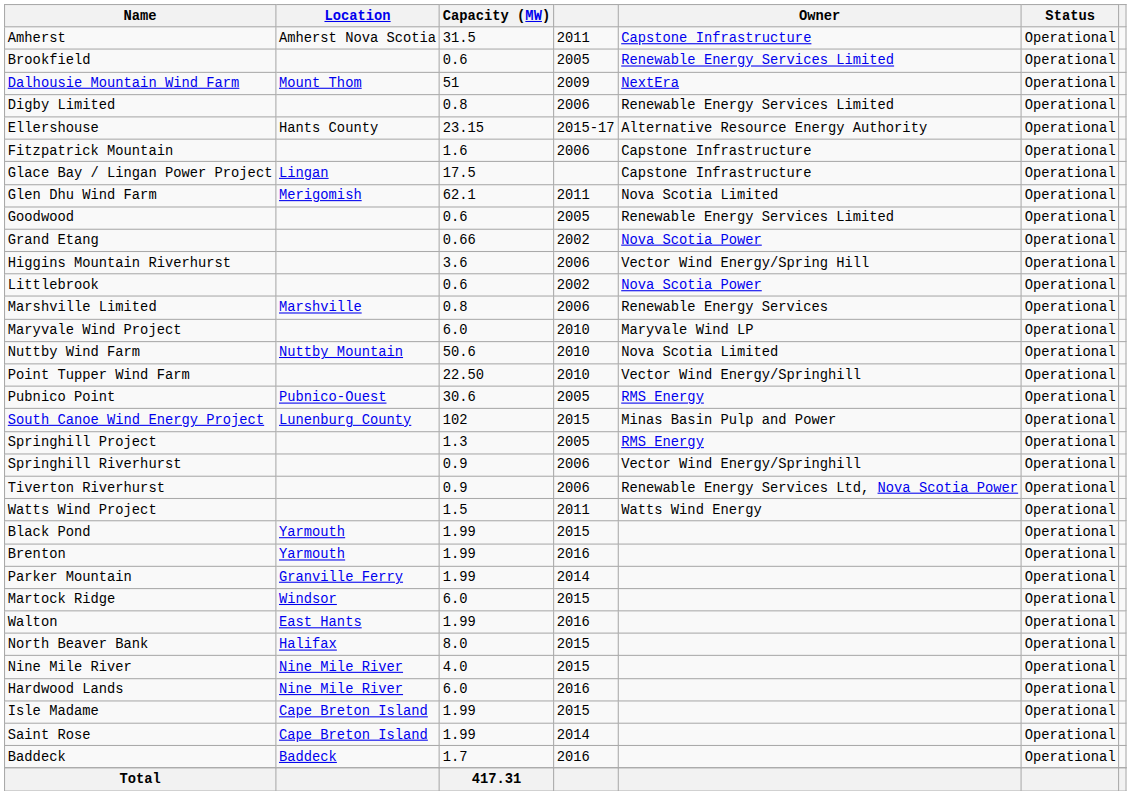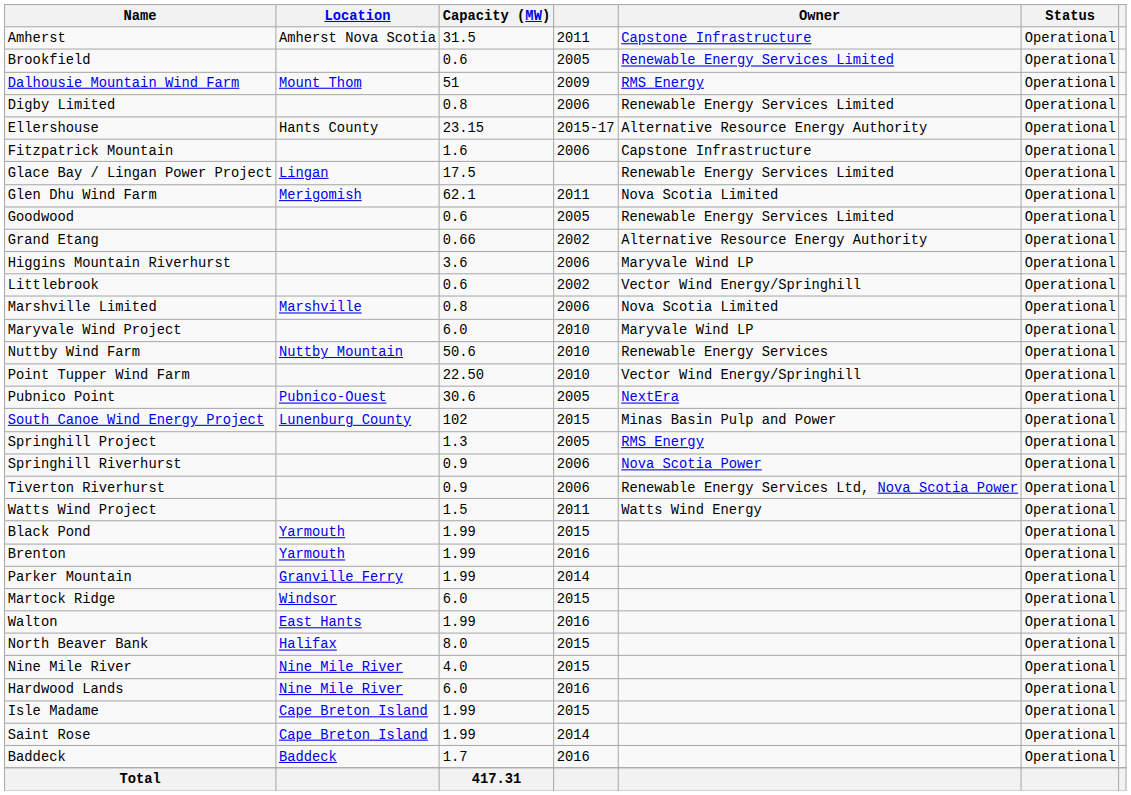(650, 83) NextEra -> (663, 83) RMS Energy
(716, 173) Capstone Infrastructure -> (758, 173) Renewable Energy Services Limited
(691, 240) Nova Scotia Power -> (774, 240) Alternative Resource Energy Authority
(745, 263) Vector Wind Energy/Spring Hill -> (687, 263) Maryvale Wind LP
(691, 285) Nova Scotia Power -> (741, 285) Vector Wind Energy/Springhill
(725, 308) Renewable Energy Services -> (700, 308) Nova Scotia Limited
(700, 353) Nova Scotia Limited -> (725, 353) Renewable Energy Services
(663, 398) RMS Energy -> (650, 398) NextEra
(741, 465) Vector Wind Energy/Springhill -> (691, 465) Nova Scotia Power
